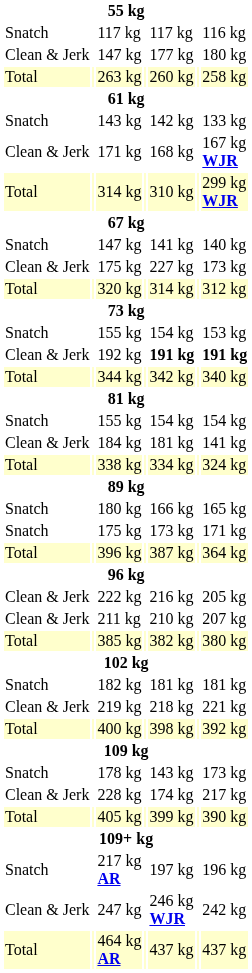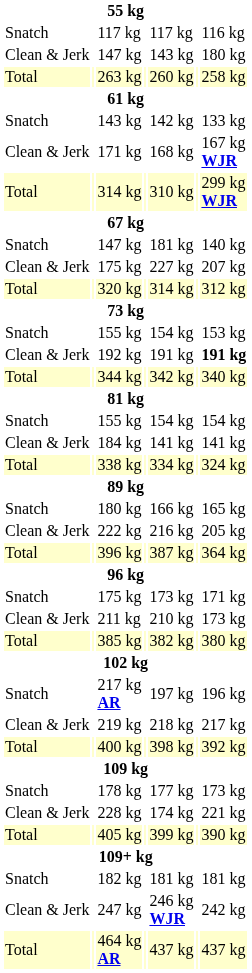(171, 54) 177 kg -> (171, 54) 143 kg
(171, 244) 141 kg -> (171, 244) 181 kg
(224, 266) 173 kg -> (223, 266) 207 kg
(172, 354) bold -> (171, 354) normal
(171, 442) 181 kg -> (171, 442) 141 kg
rows swapped: (47, 596) <-> (27, 530)
(224, 618) 207 kg -> (223, 618) 173 kg
rows swapped: (27, 684) <-> (27, 870)
(224, 706) 221 kg -> (223, 724) 217 kg
(171, 772) 143 kg -> (171, 790) 177 kg
(224, 794) 217 kg -> (223, 812) 221 kg
